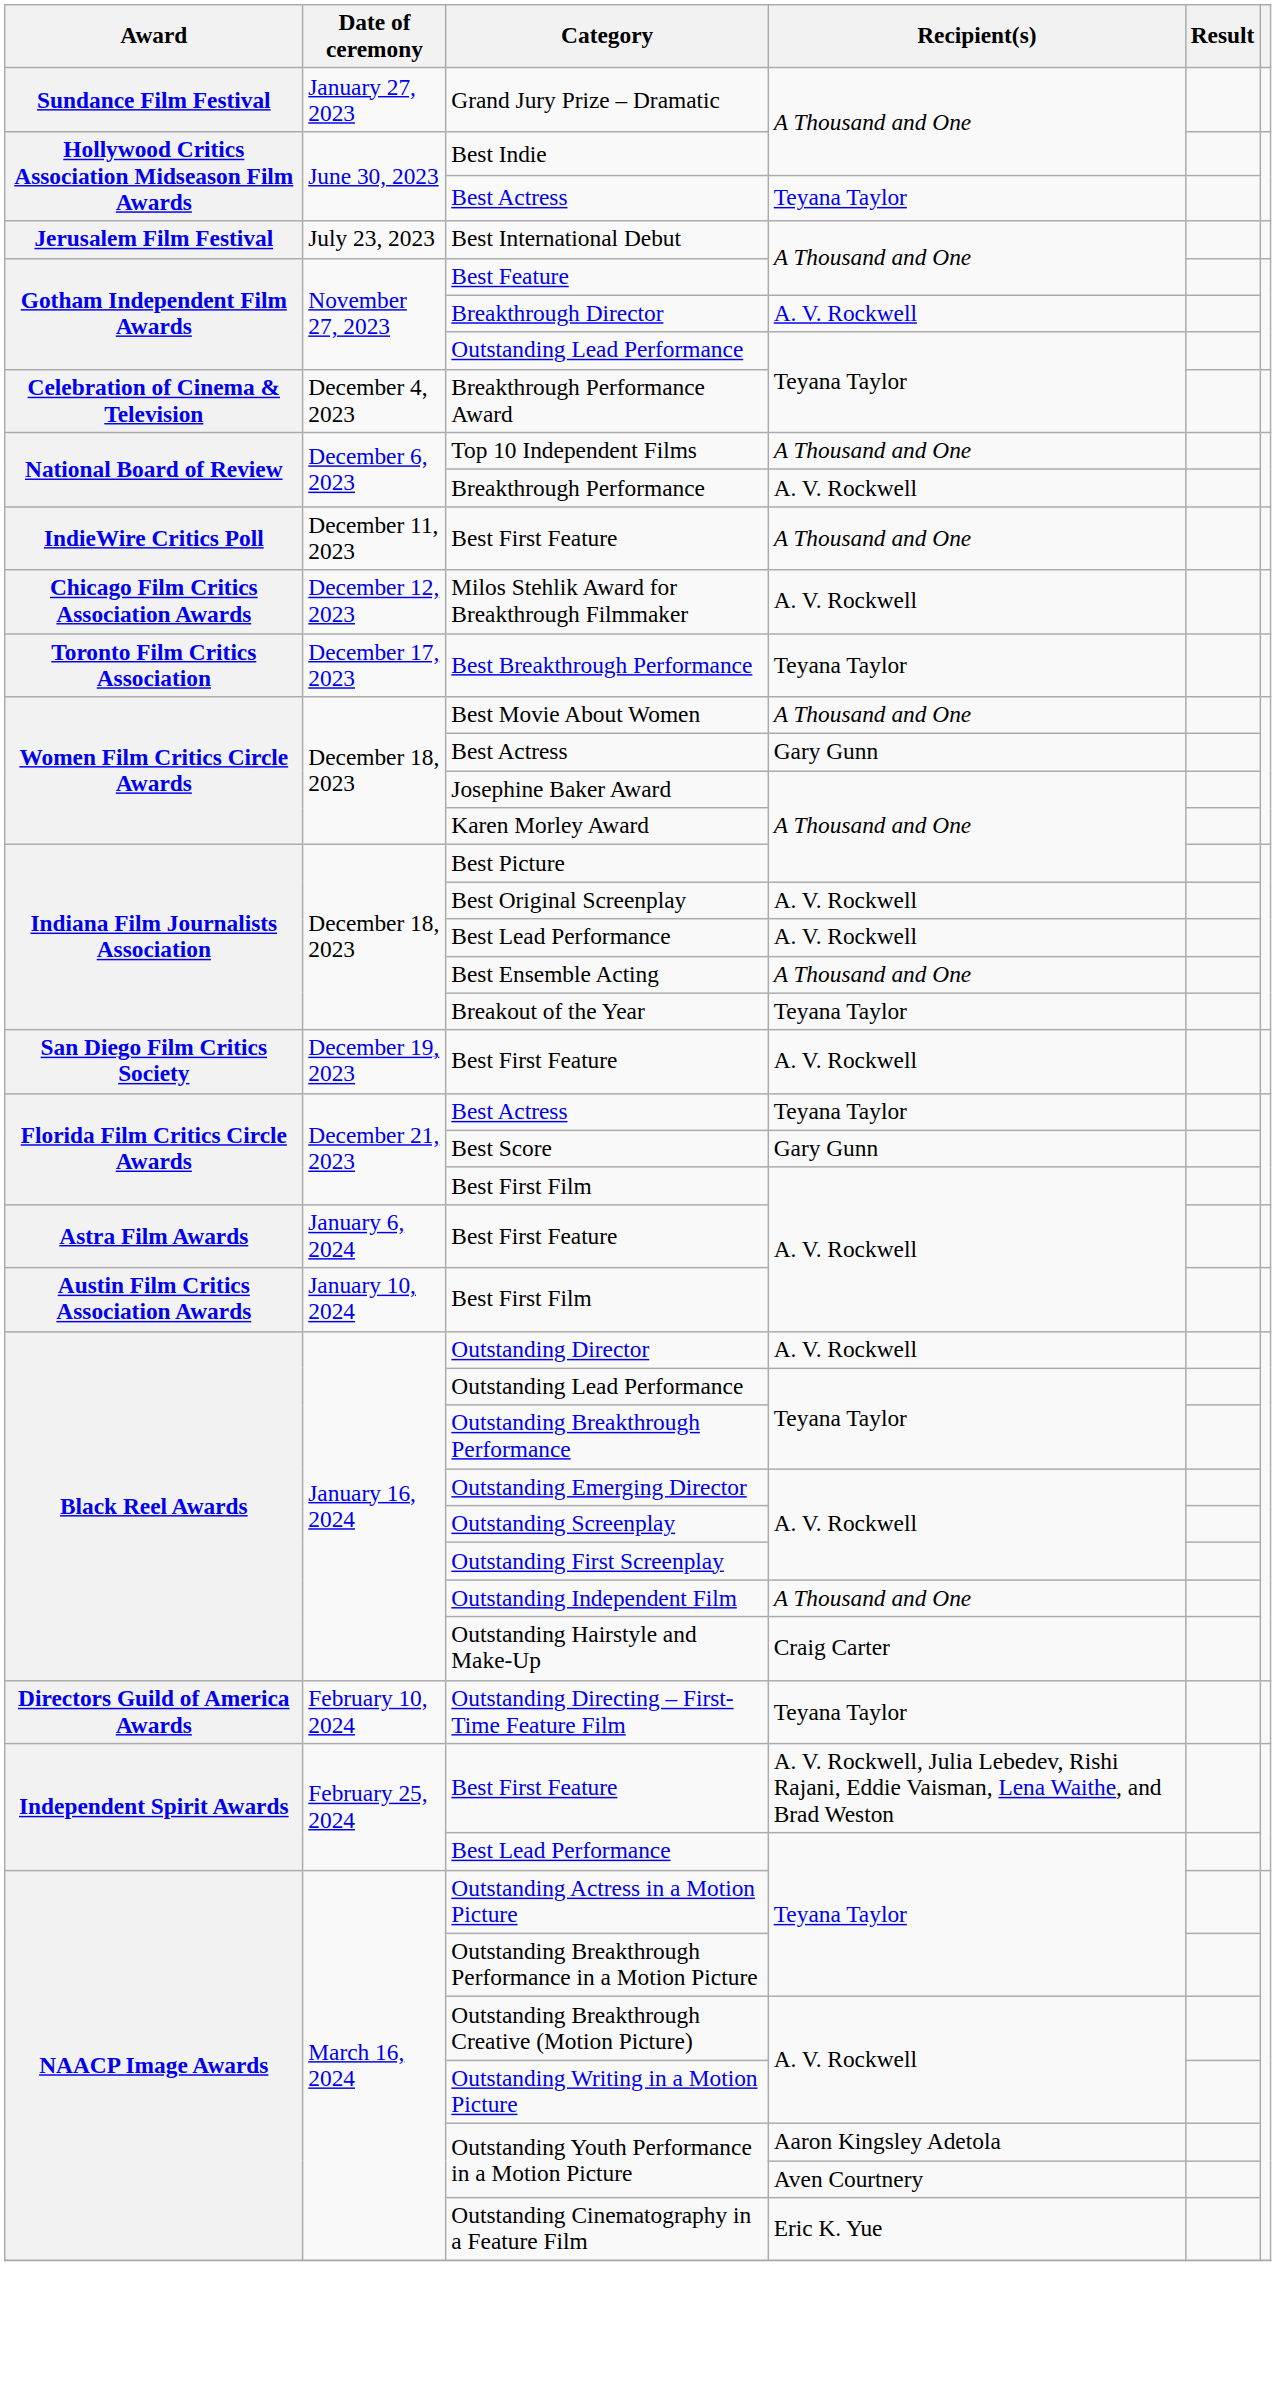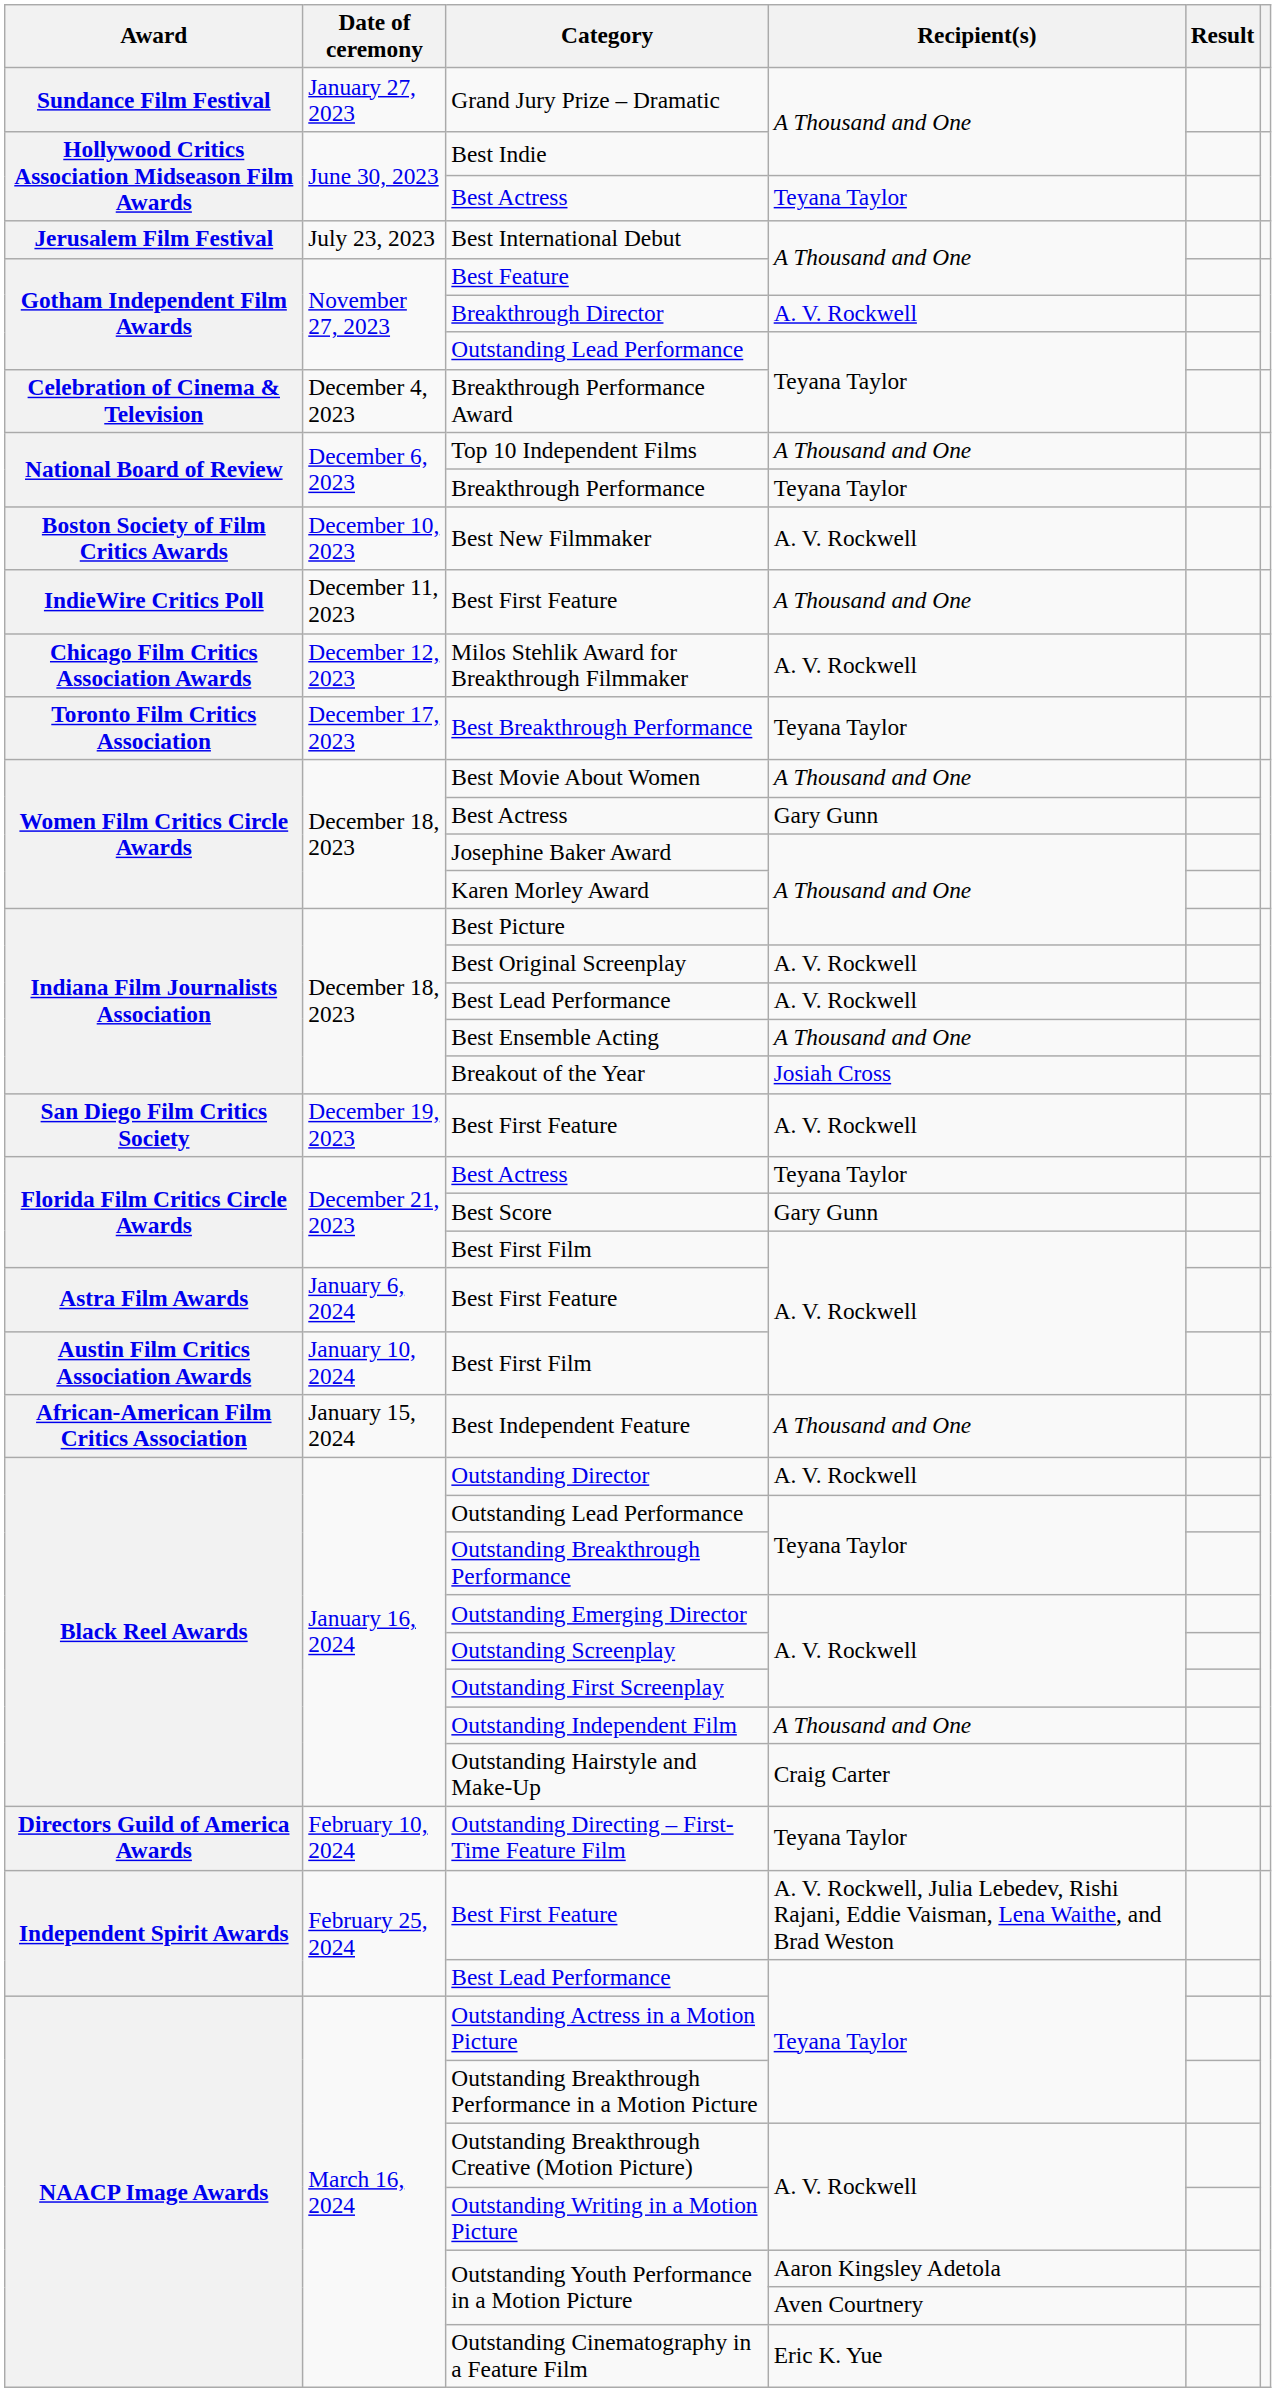(845, 487) A. V. Rockwell -> (840, 487) Teyana Taylor
+ row: (154, 538)
(840, 1011) Teyana Taylor -> (832, 1074) Josiah Cross
+ row: (154, 1425)
